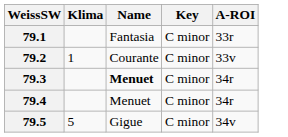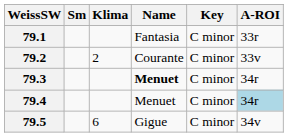+ column: (77, 15)
(71, 57) 1 -> (96, 57) 2
(225, 100) no background -> (249, 100) lightblue background
(71, 121) 5 -> (96, 121) 6
